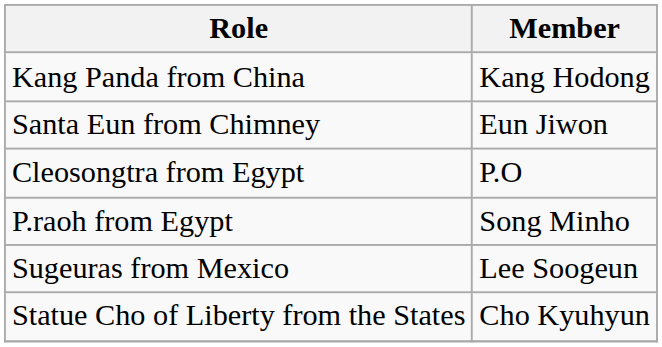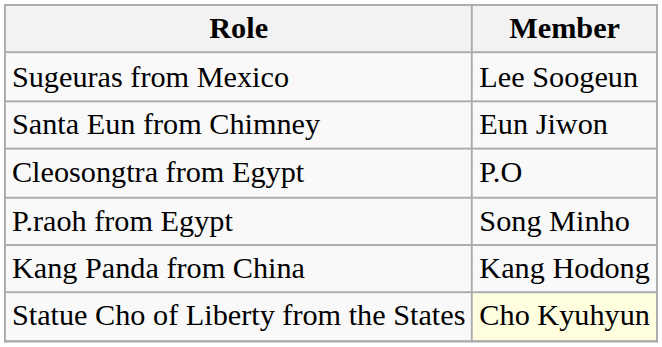rows swapped: (158, 76) <-> (150, 268)
(565, 316) no background -> (565, 316) lightyellow background
